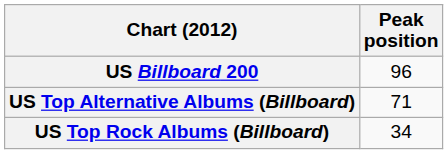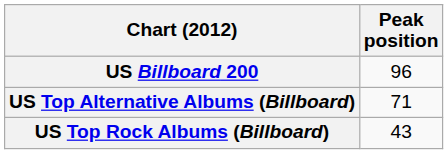(401, 132) 34 -> (401, 132) 43
